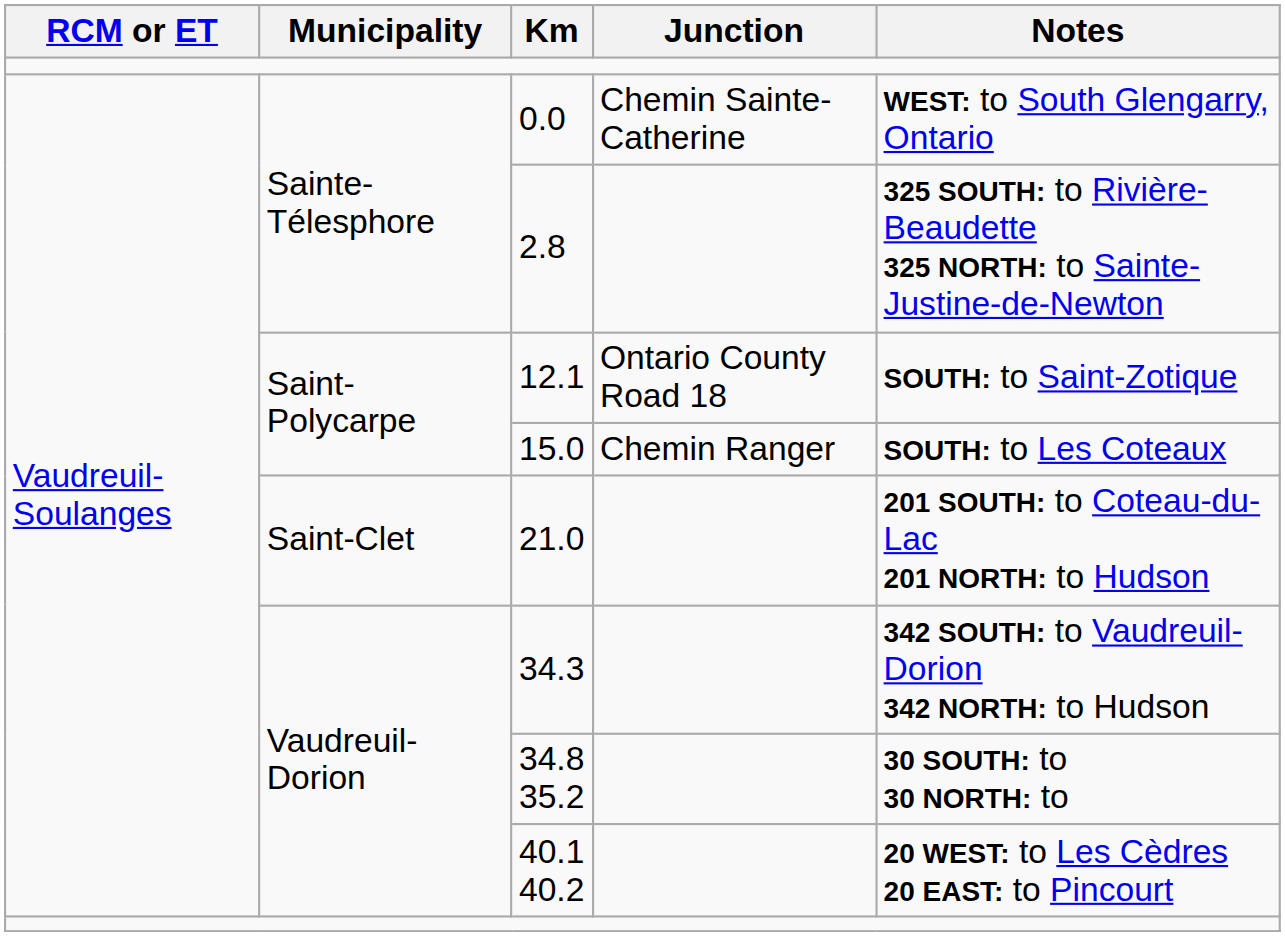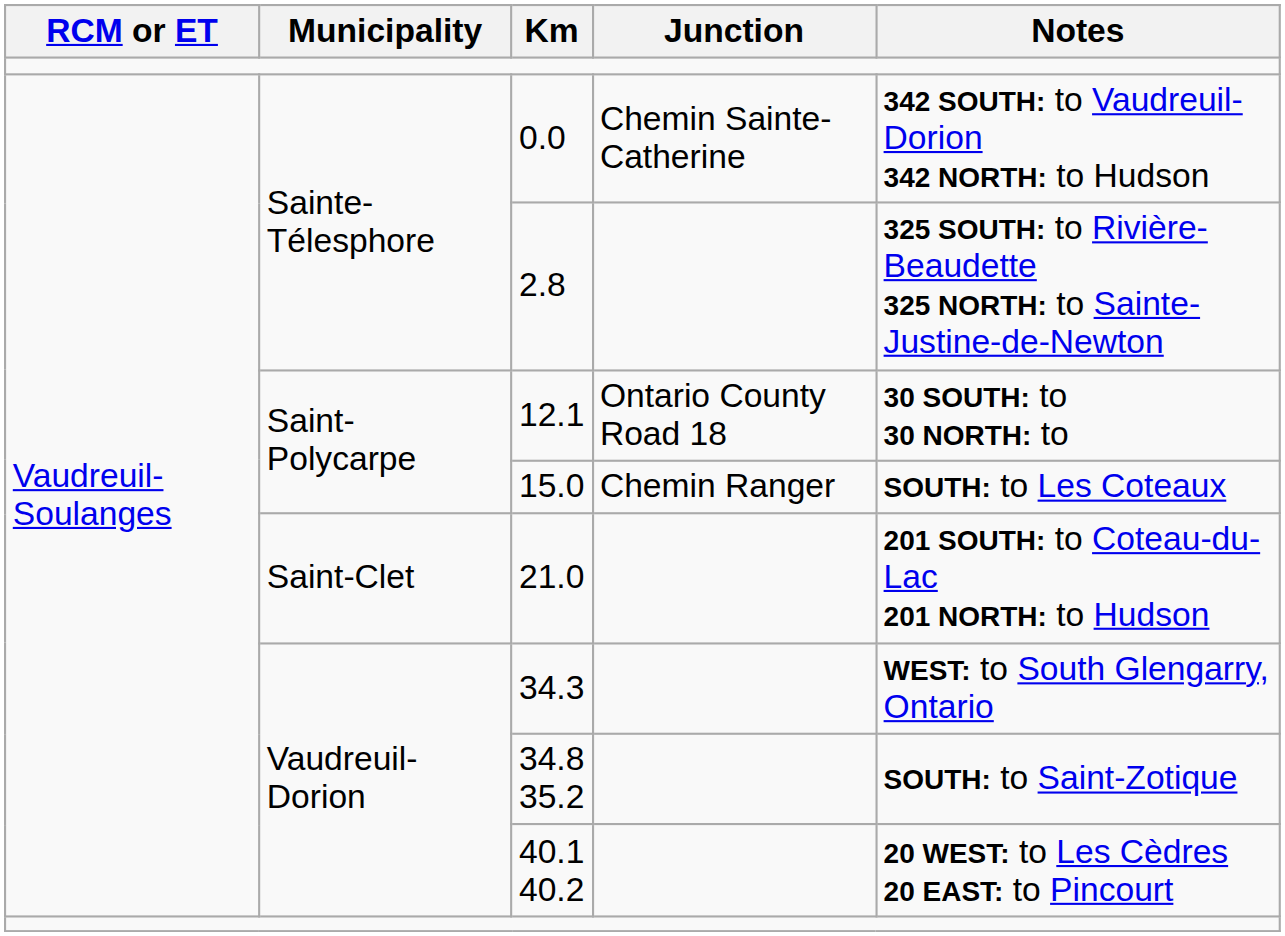(1076, 118) WEST: to South Glengarry, Ontario -> (1063, 137) 342 SOUTH: to Vaudreuil-Dorion 342 NORTH: to Hudson
(1061, 376) SOUTH: to Saint-Zotique -> (976, 414) 30 SOUTH: to 30 NORTH: to
(1063, 668) 342 SOUTH: to Vaudreuil-Dorion 342 NORTH: to Hudson -> (1076, 687) WEST: to South Glengarry, Ontario
(976, 778) 30 SOUTH: to 30 NORTH: to -> (1061, 778) SOUTH: to Saint-Zotique
